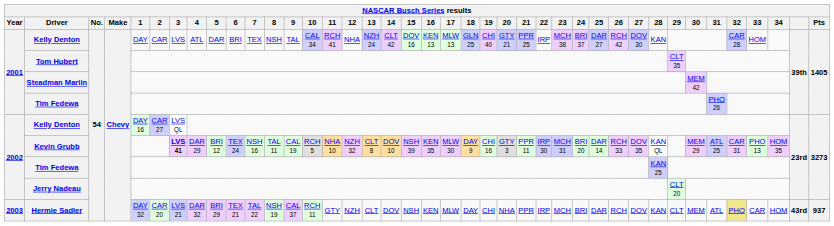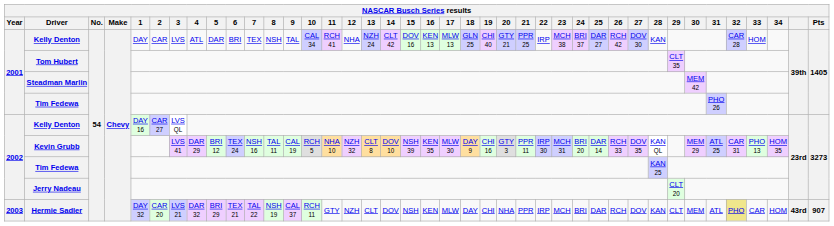(178, 146) bold -> (178, 146) normal
(819, 210) 937 -> (819, 210) 907
